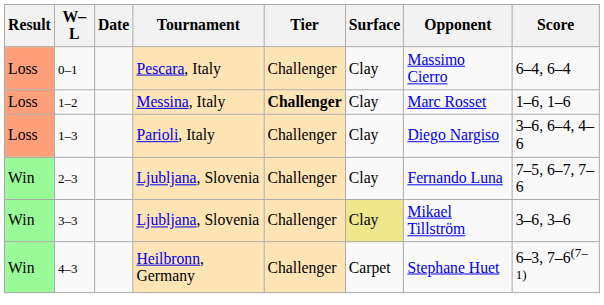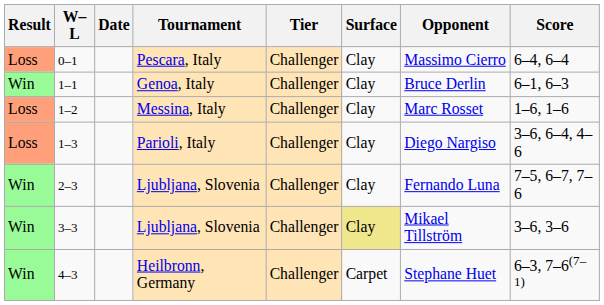+ row: (68, 85)
(305, 101) bold -> (304, 109) normal
